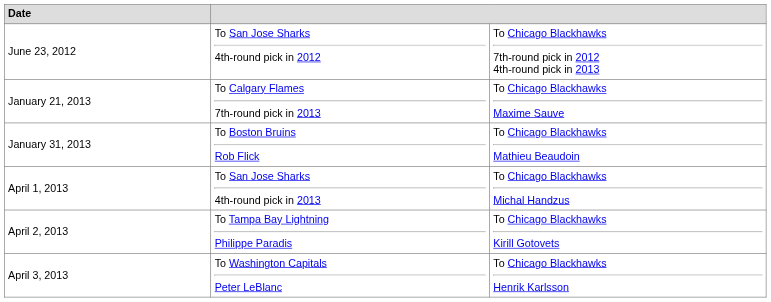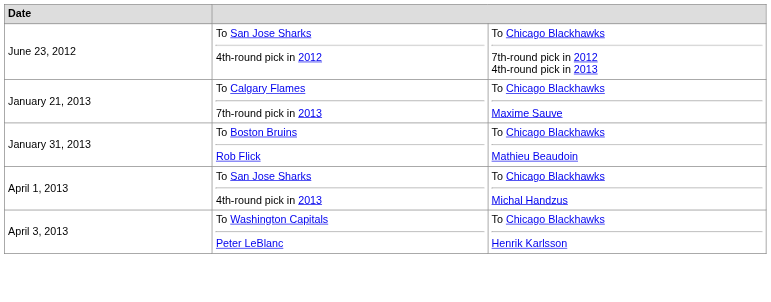- row: (38, 231)
